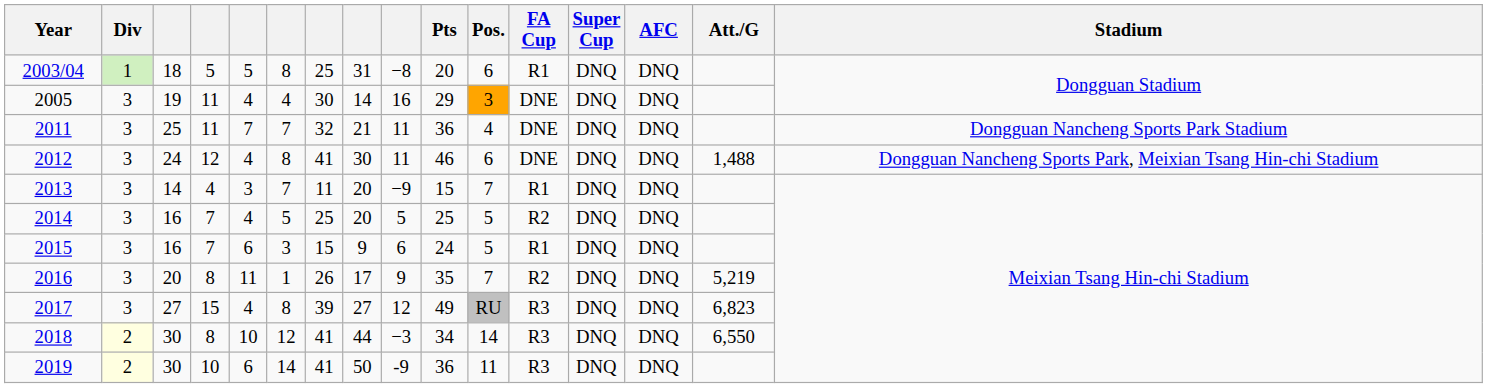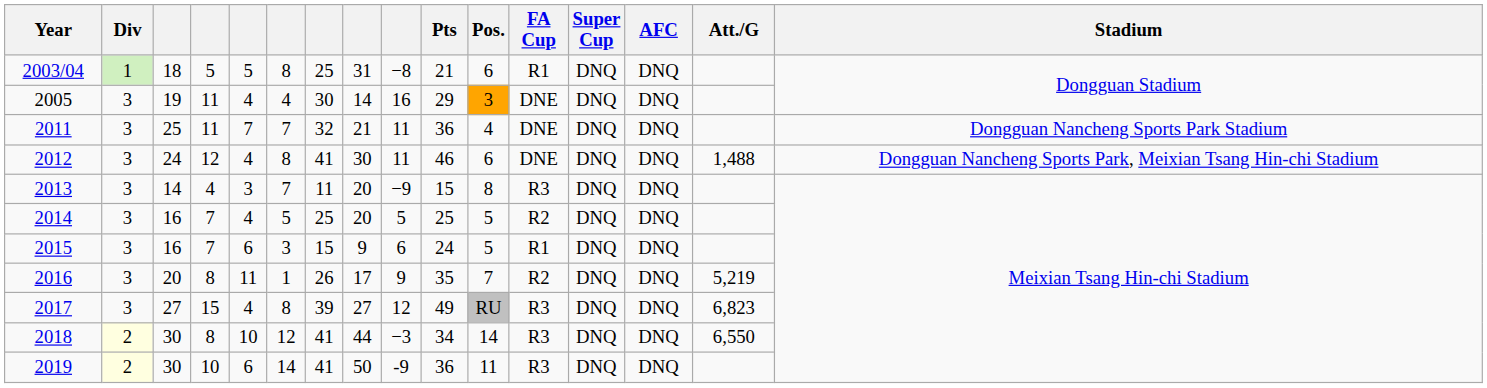(444, 70) 20 -> (444, 70) 21
(488, 188) 7 -> (488, 188) 8
(539, 188) R1 -> (539, 188) R3
